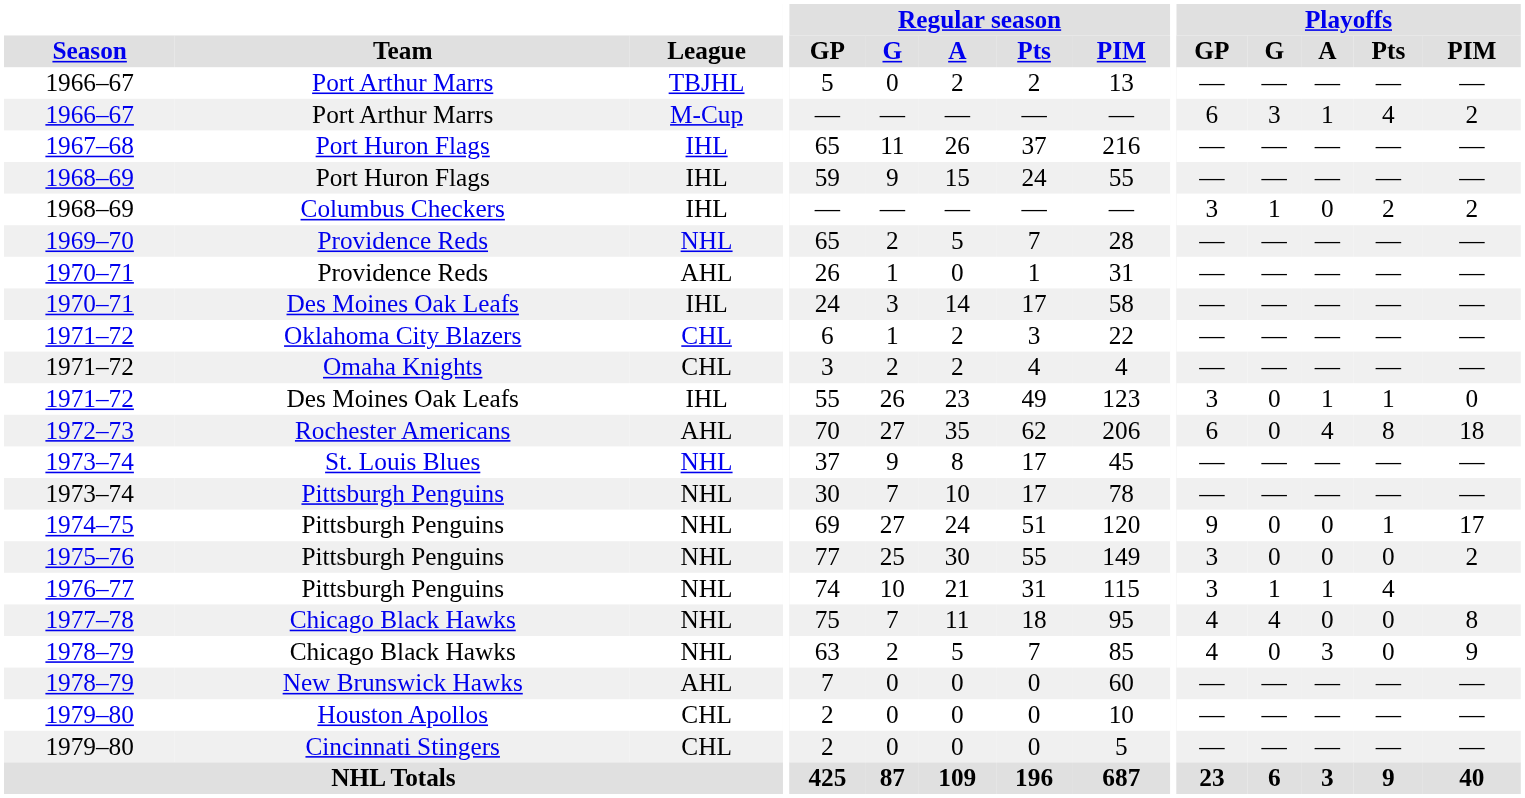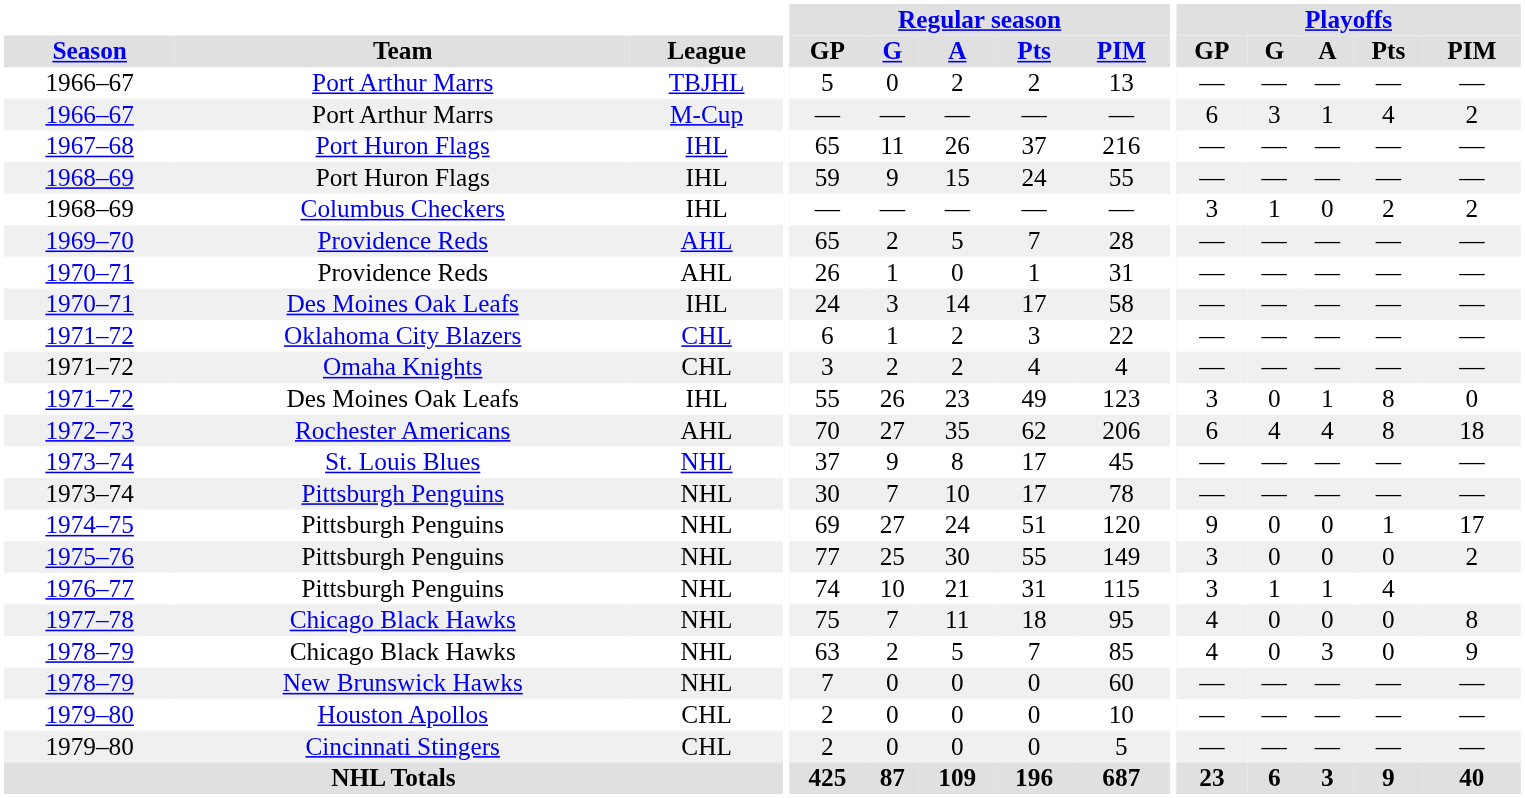(707, 240) NHL -> (707, 240) AHL
(1388, 398) 1 -> (1388, 398) 8
(1274, 430) 0 -> (1274, 430) 4
(1274, 619) 4 -> (1274, 619) 0
(707, 683) AHL -> (707, 683) NHL
